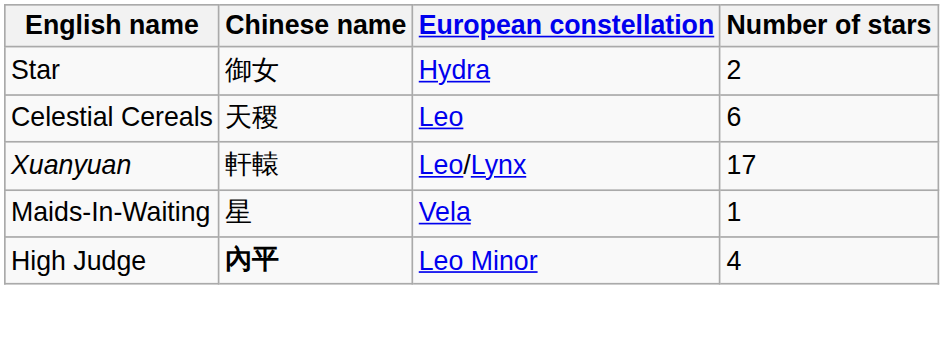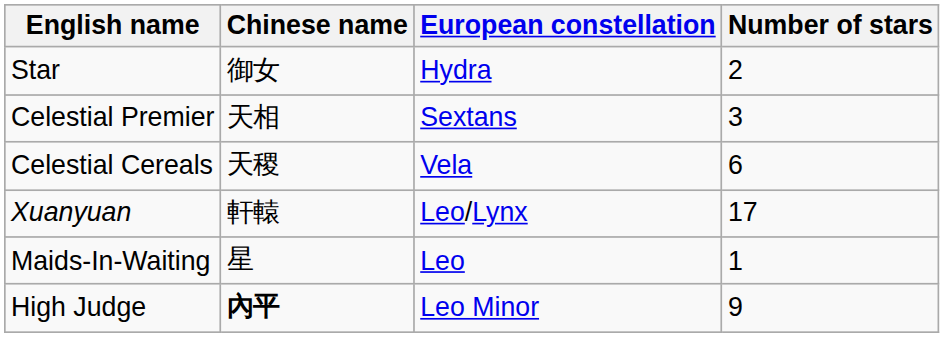+ row: (113, 117)
(441, 117) Leo -> (446, 165) Vela
(445, 212) Vela -> (443, 260) Leo
(734, 260) 4 -> (735, 307) 9
